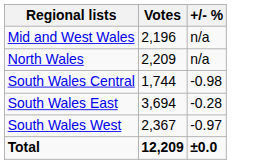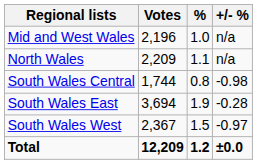+ column: (200, 15)
